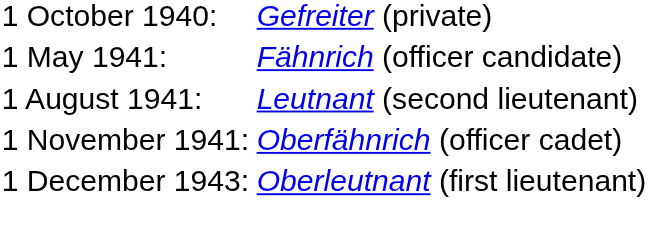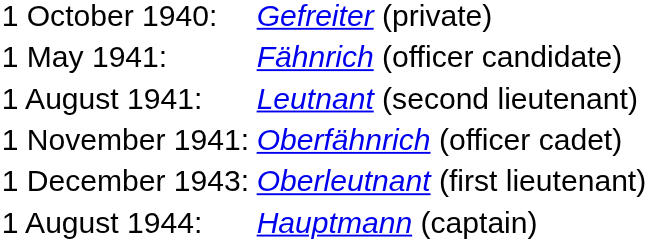+ row: (102, 222)
